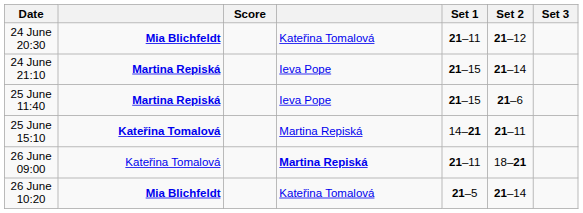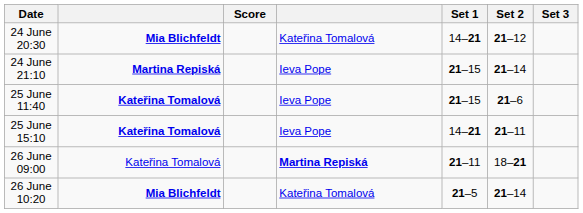(465, 38) 21–11 -> (465, 38) 14–21
(176, 100) Martina Repiská -> (169, 100) Kateřina Tomalová
(321, 131) Martina Repiská -> (305, 131) Ieva Pope
